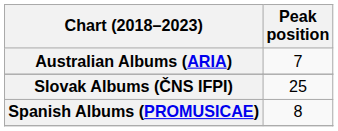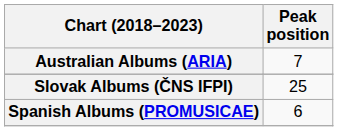(298, 112) 8 -> (298, 112) 6
